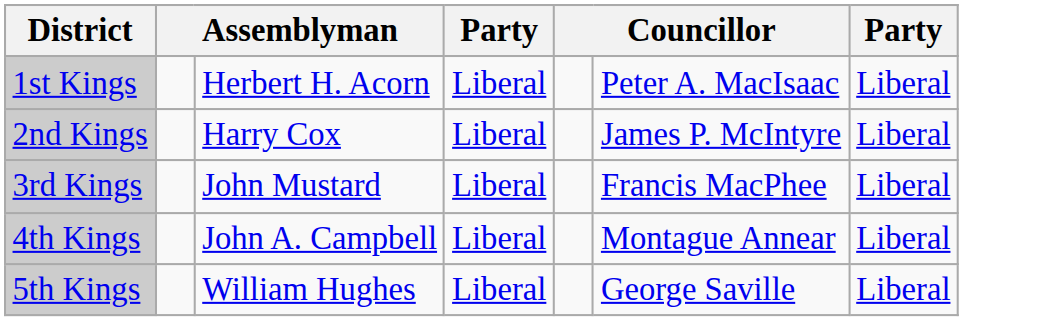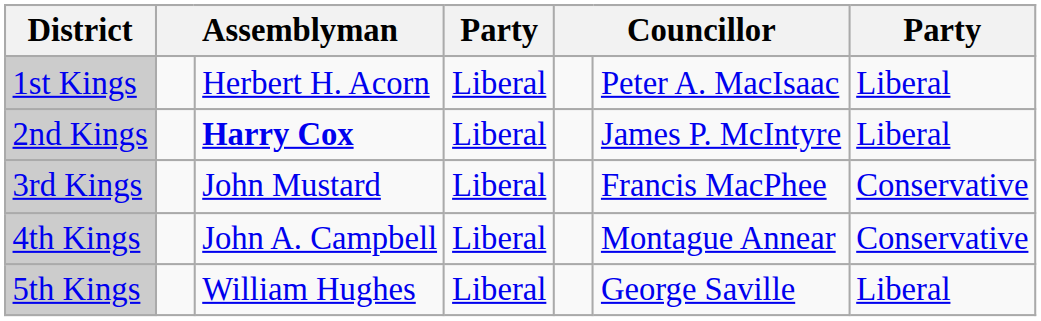(272, 133) normal -> (278, 133) bold
(903, 185) Liberal -> (942, 185) Conservative
(903, 237) Liberal -> (942, 237) Conservative
